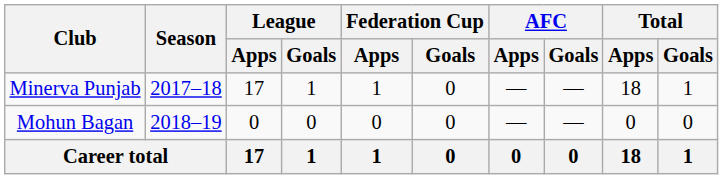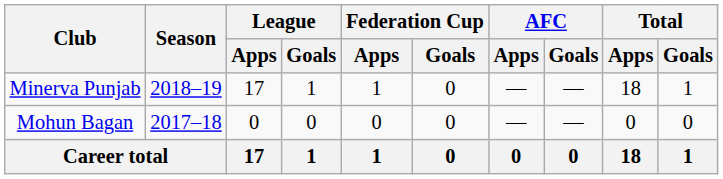(186, 89) 2017–18 -> (186, 89) 2018–19
(186, 122) 2018–19 -> (186, 122) 2017–18
